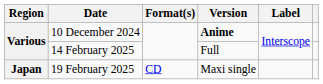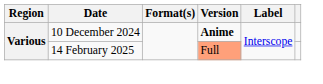(210, 50) no background -> (210, 50) lightsalmon background
- row: (92, 69)
